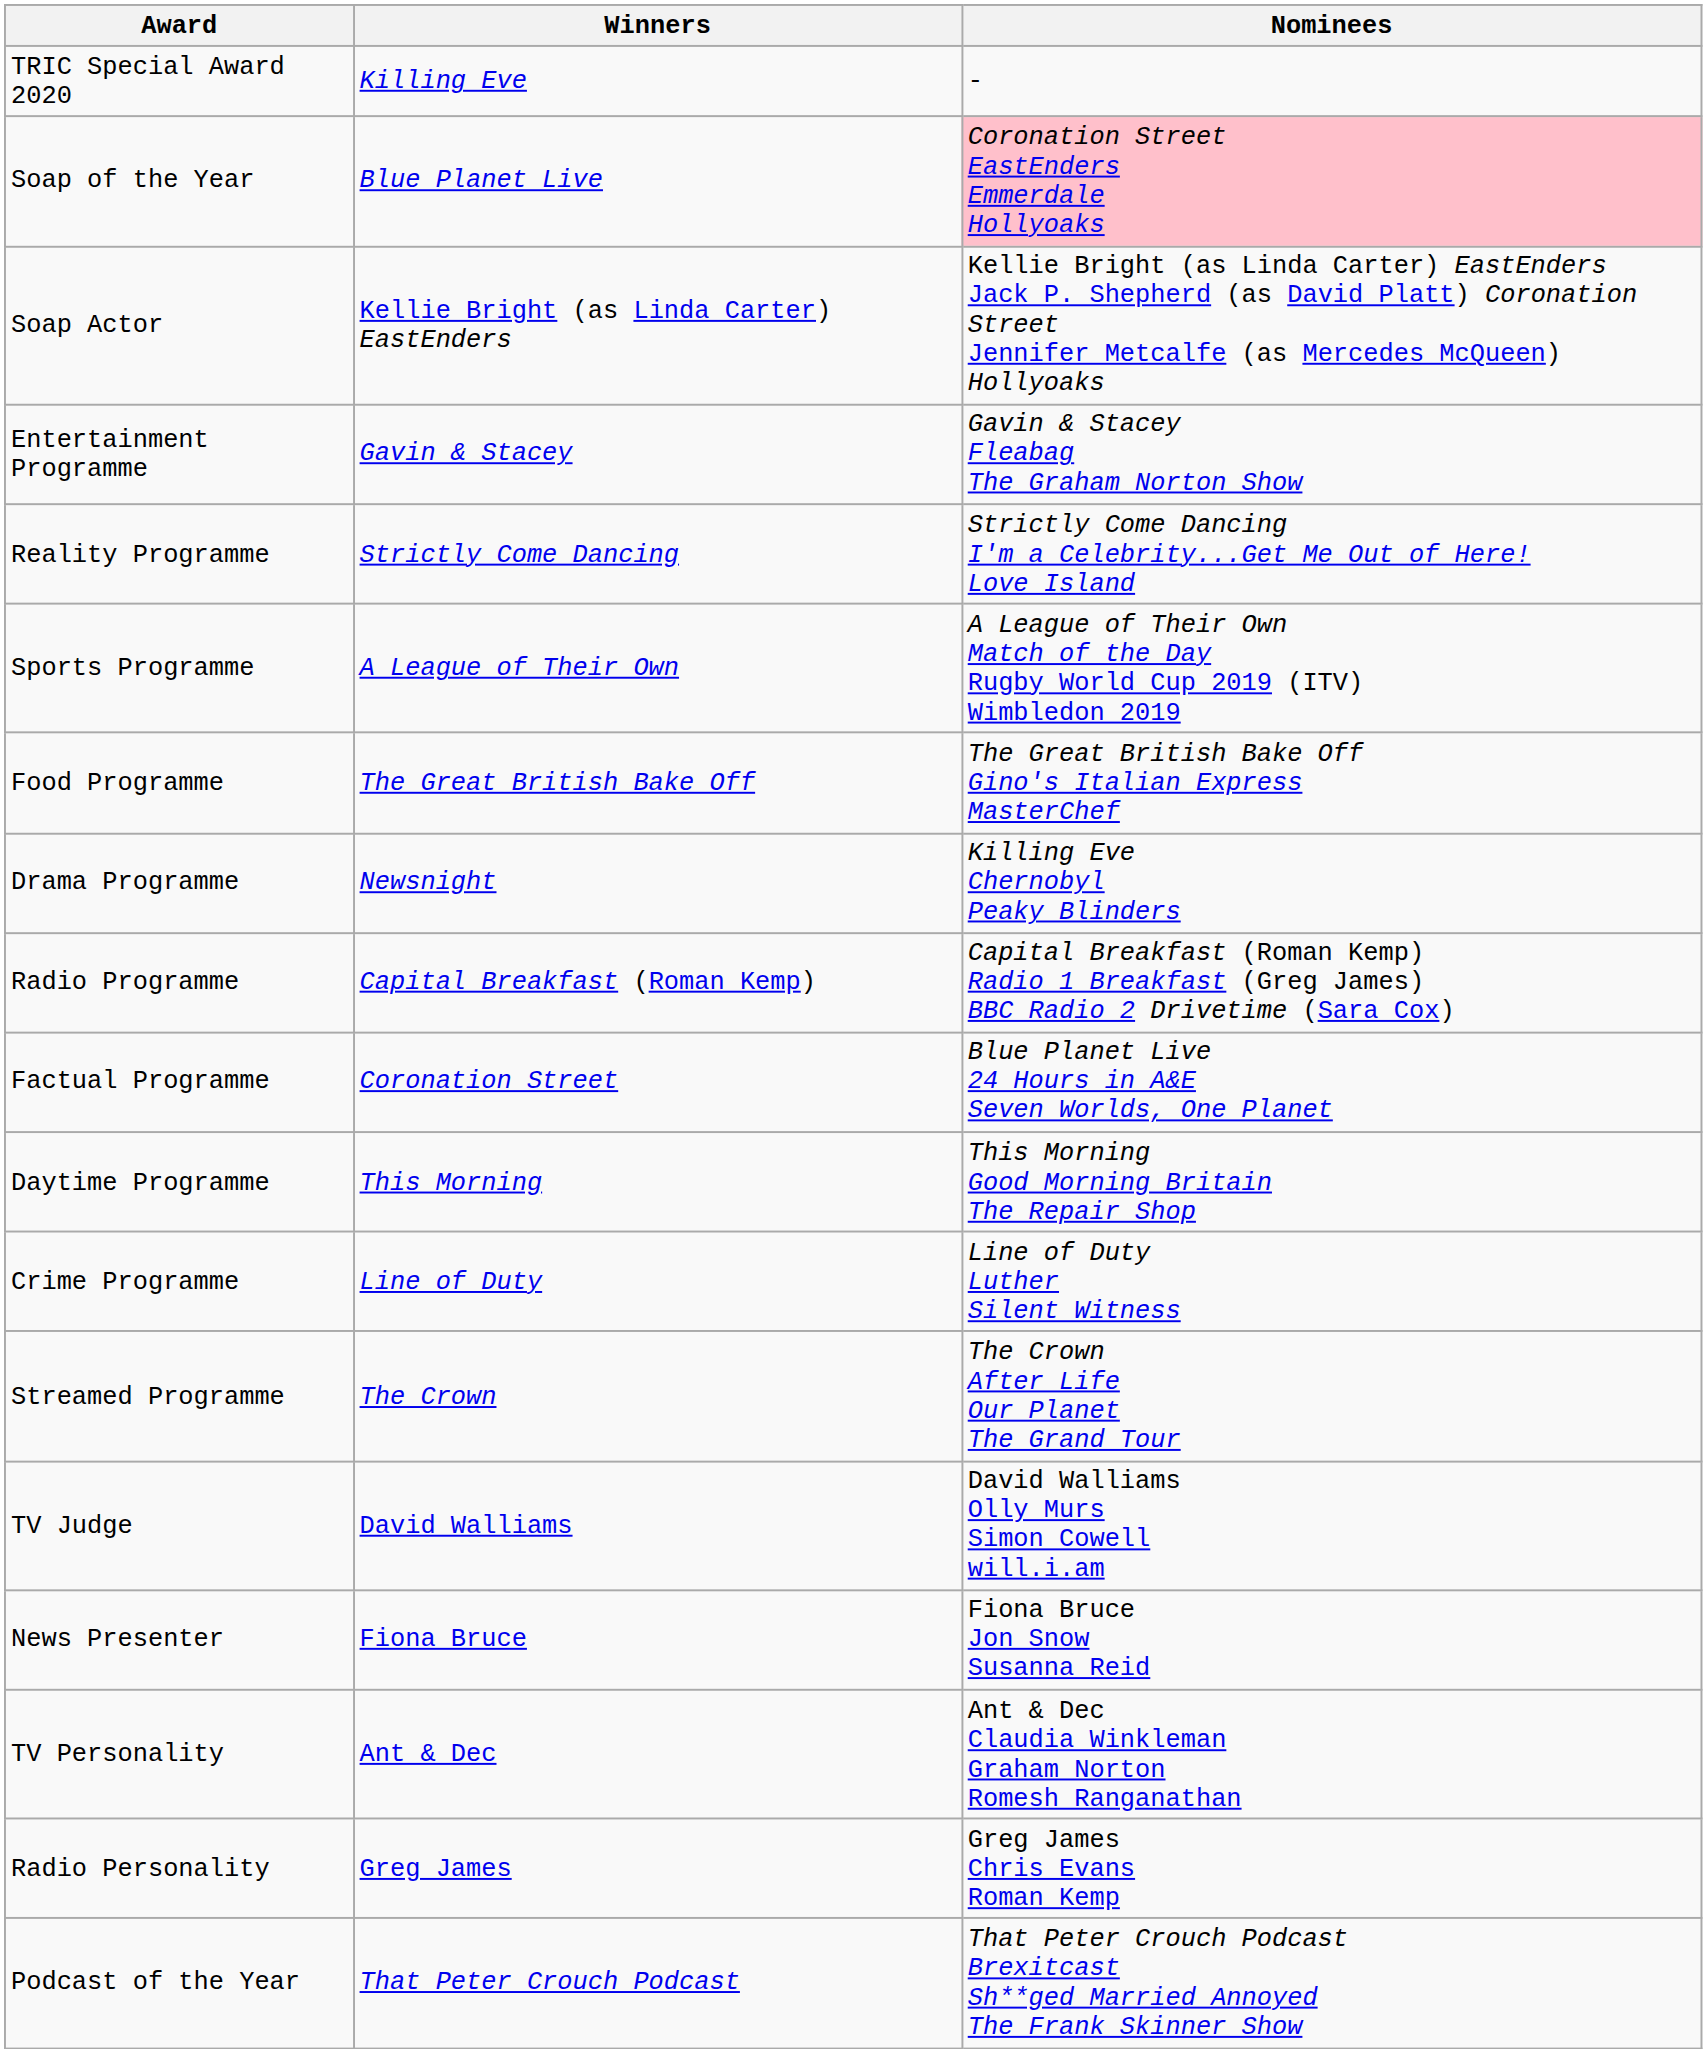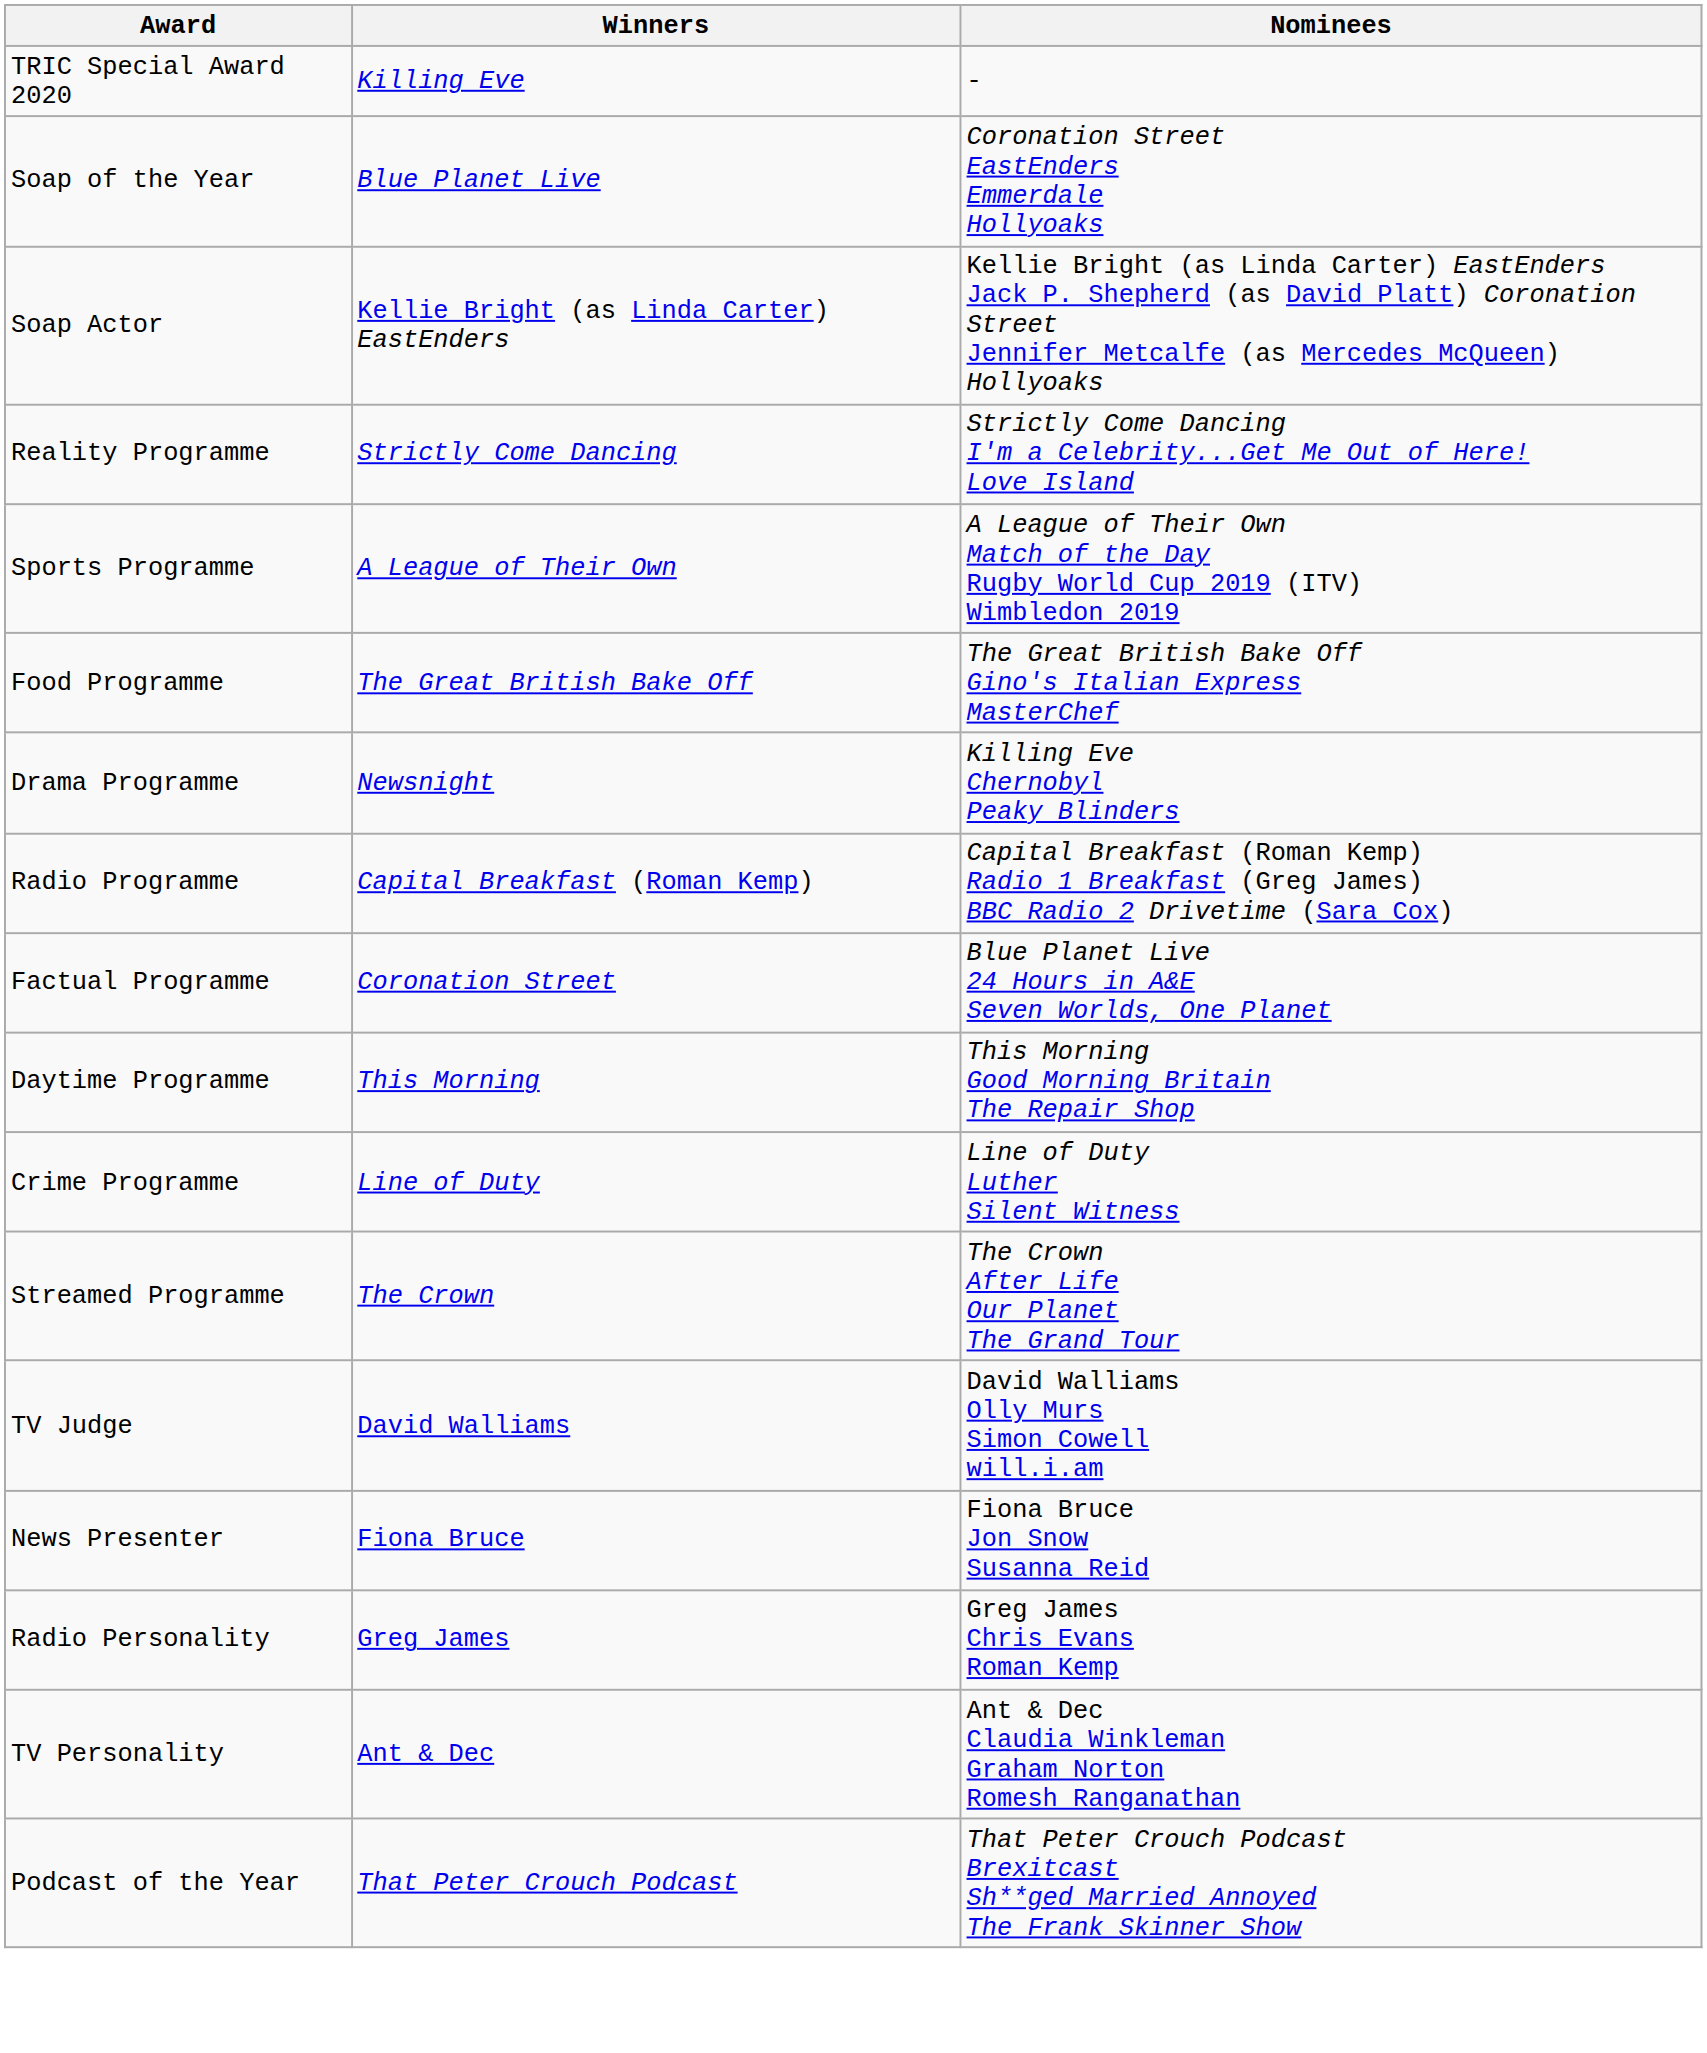(1097, 181) pink background -> (1096, 181) no background
- row: (110, 454)
rows swapped: (117, 1754) <-> (140, 1869)
